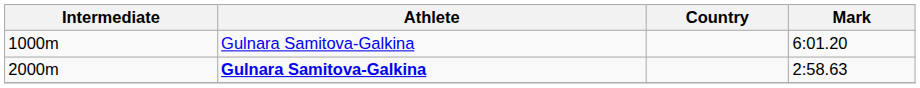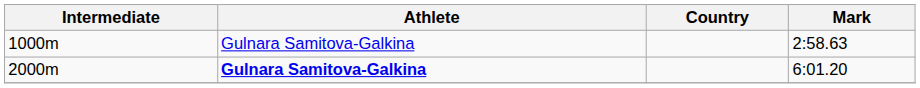(820, 43) 6:01.20 -> (820, 43) 2:58.63
(820, 69) 2:58.63 -> (820, 69) 6:01.20
